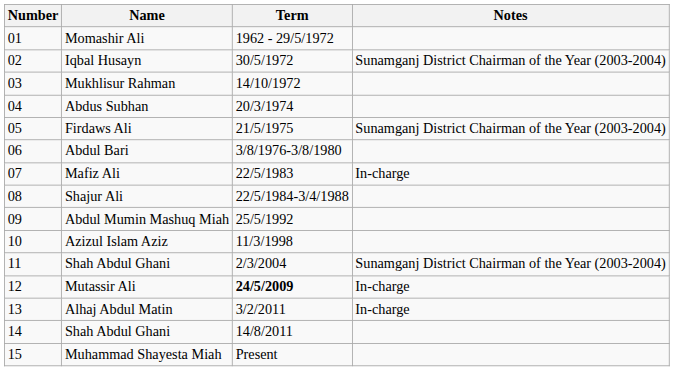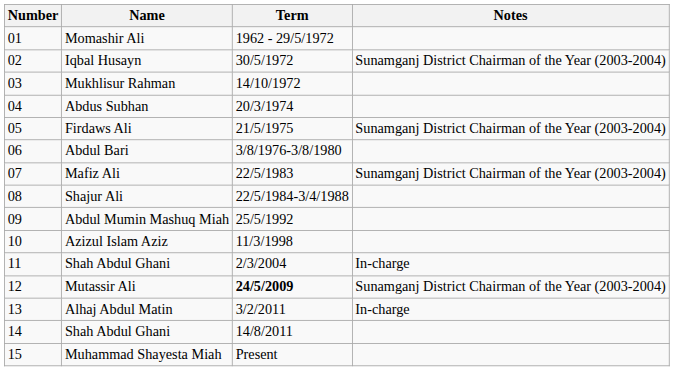(382, 173) In-charge -> (511, 173) Sunamganj District Chairman of the Year (2003-2004)
(511, 264) Sunamganj District Chairman of the Year (2003-2004) -> (382, 264) In-charge
(382, 286) In-charge -> (511, 286) Sunamganj District Chairman of the Year (2003-2004)
